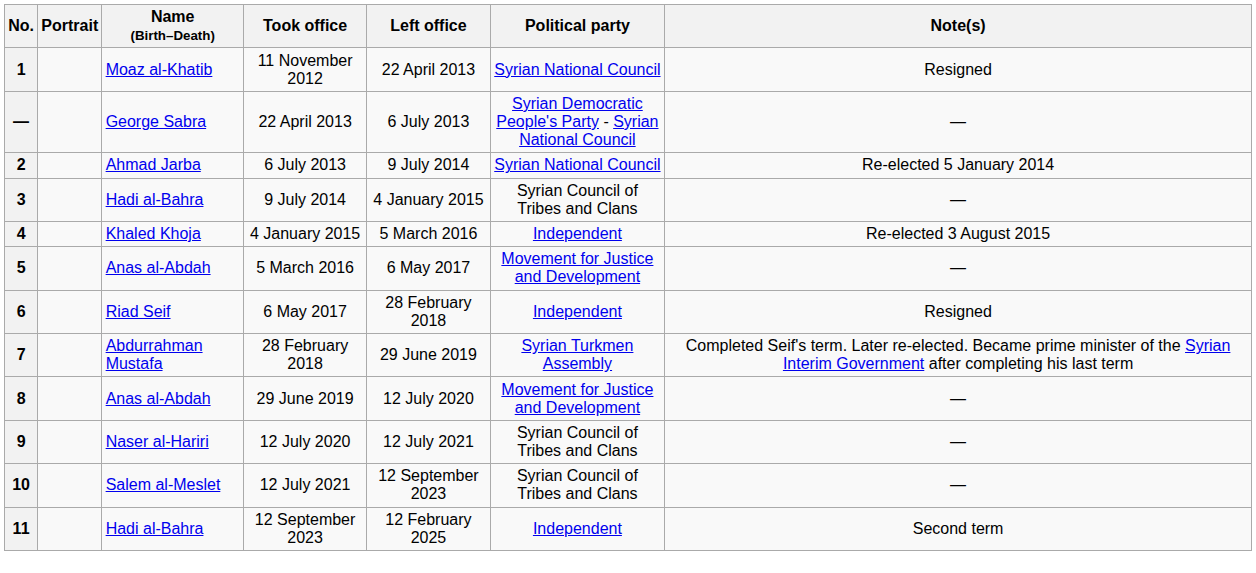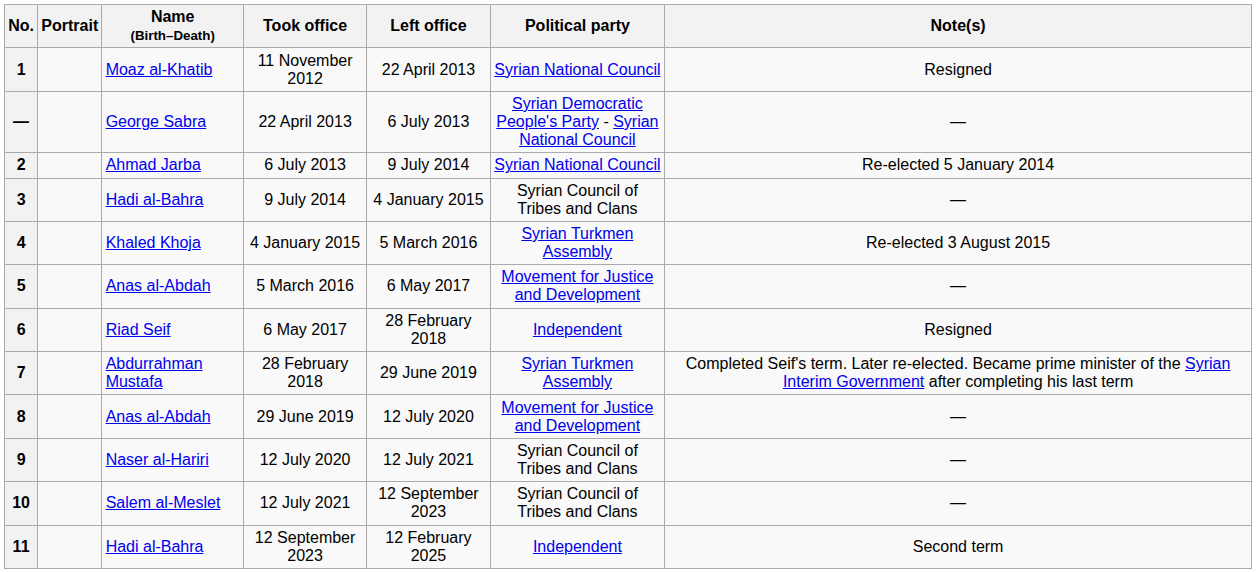(577, 234) Independent -> (577, 243) Syrian Turkmen Assembly
